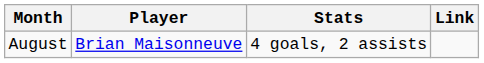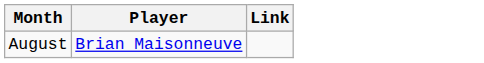- column: (339, 18)
